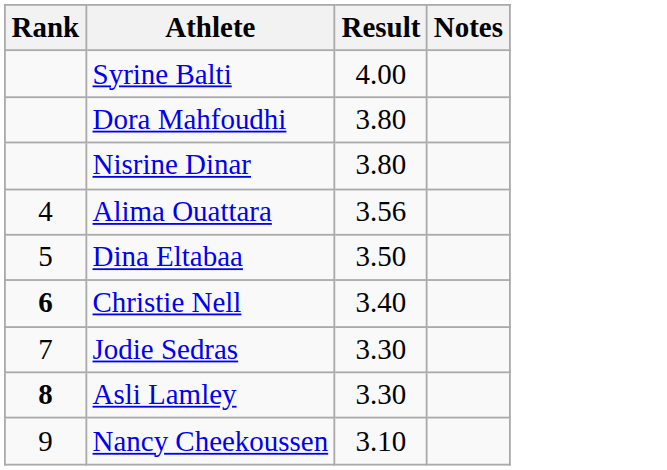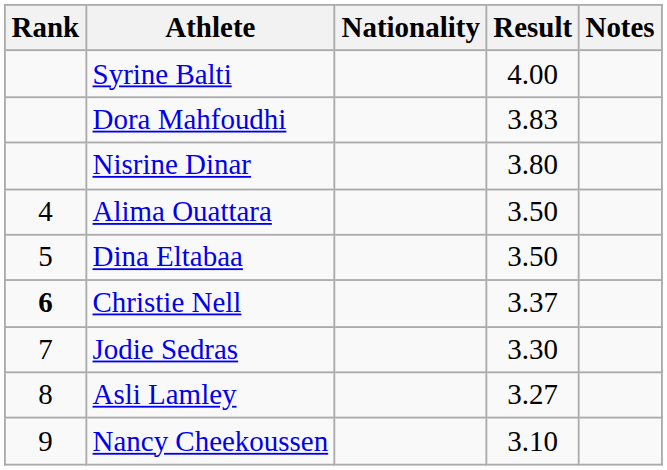+ column: (411, 27)
(381, 119) 3.80 -> (533, 119) 3.83
(381, 211) 3.56 -> (533, 211) 3.50
(381, 303) 3.40 -> (533, 303) 3.37
(45, 394) bold -> (45, 394) normal
(381, 394) 3.30 -> (533, 394) 3.27
